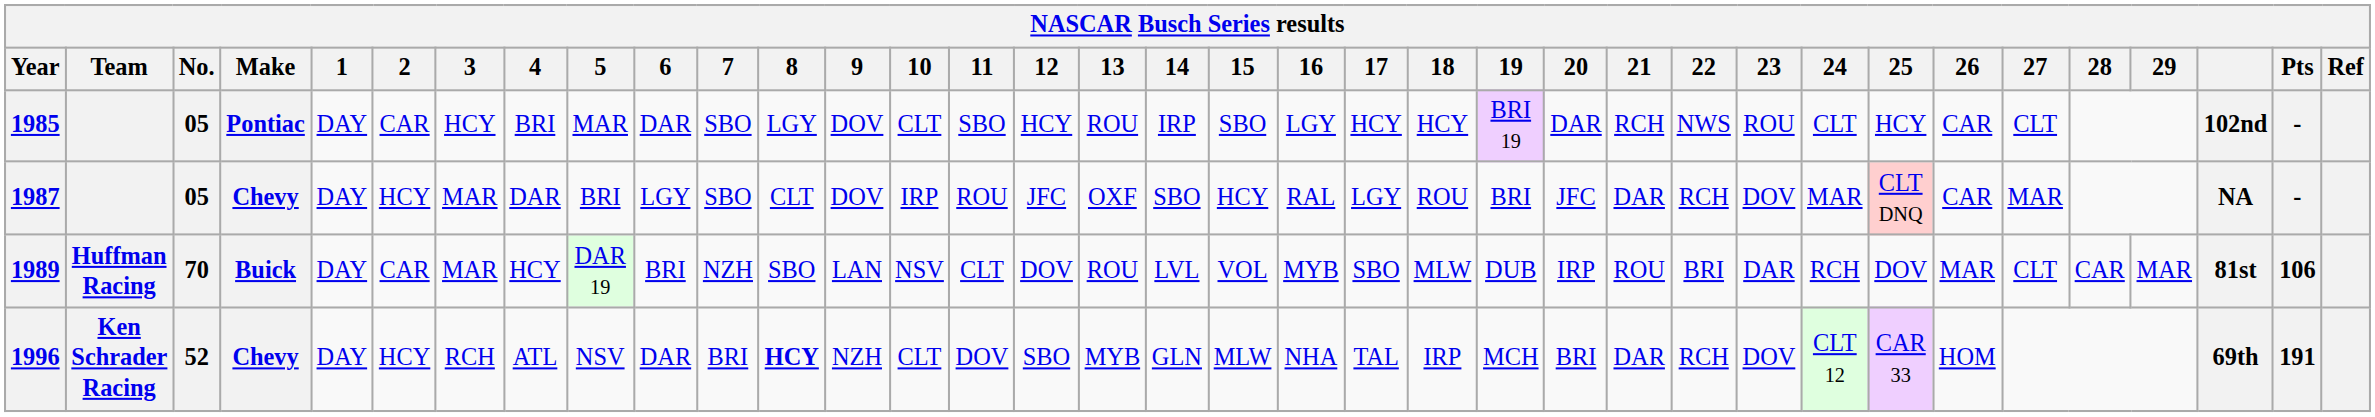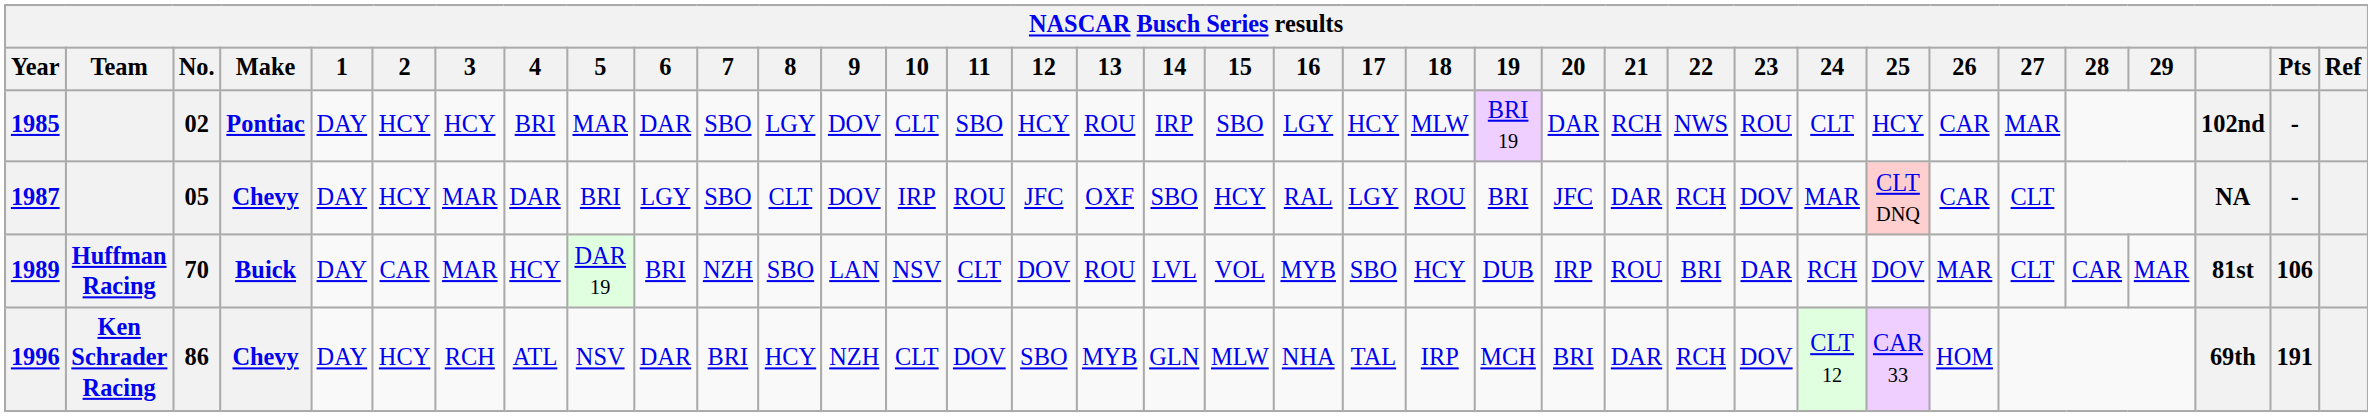(197, 125) 05 -> (197, 125) 02
(405, 125) CAR -> (405, 125) HCY
(1442, 125) HCY -> (1440, 125) MLW
(2035, 125) CLT -> (2032, 125) MAR
(2035, 197) MAR -> (2032, 197) CLT
(1442, 270) MLW -> (1440, 270) HCY
(197, 358) 52 -> (197, 358) 86
(792, 358) bold -> (790, 358) normal
